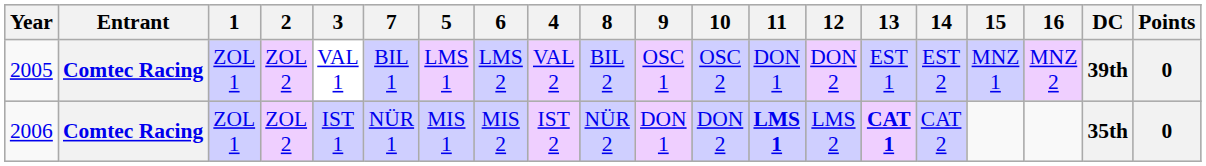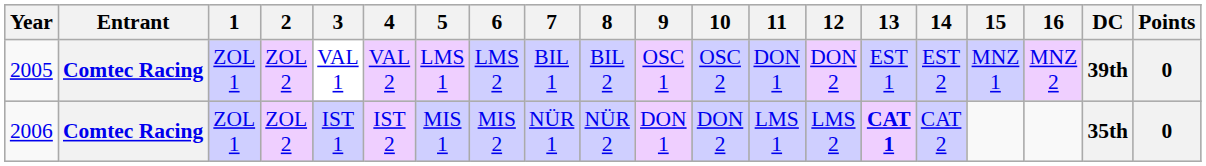columns swapped: (554, 21) <-> (391, 21)
(777, 130) bold -> (777, 130) normal
